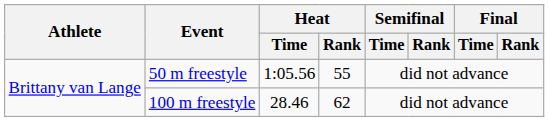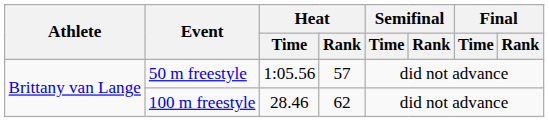(342, 74) 55 -> (342, 74) 57
